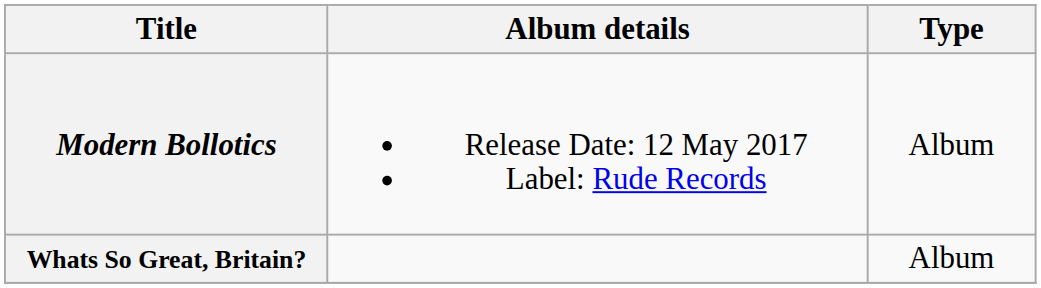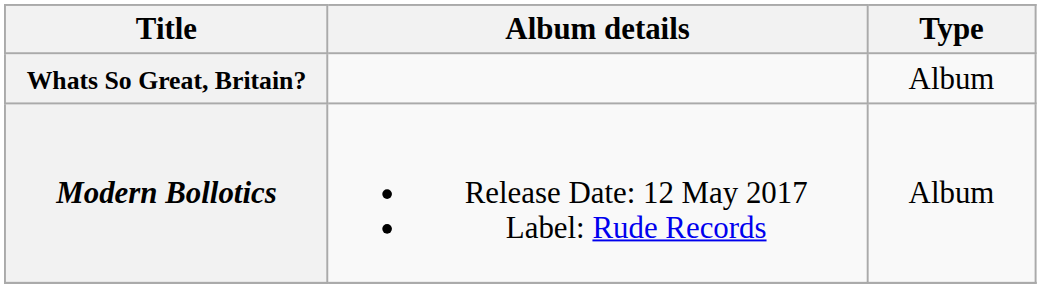rows swapped: (166, 143) <-> (166, 260)
